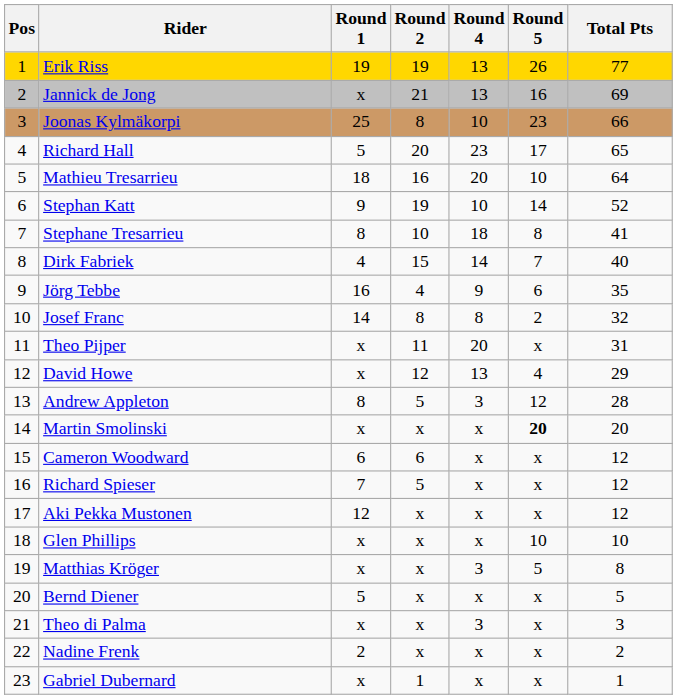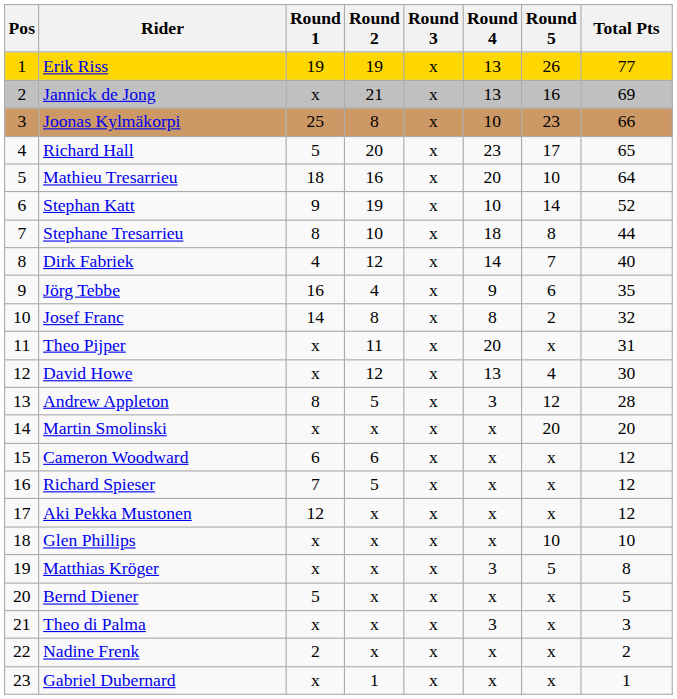+ column: (433, 28)
(620, 233) 41 -> (627, 233) 44
(420, 261) 15 -> (374, 261) 12
(620, 373) 29 -> (627, 373) 30
(538, 429) bold -> (551, 429) normal
